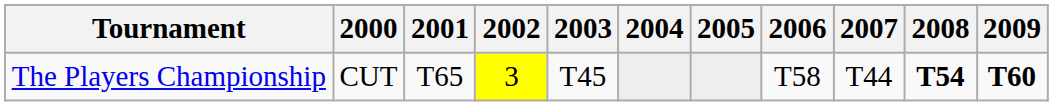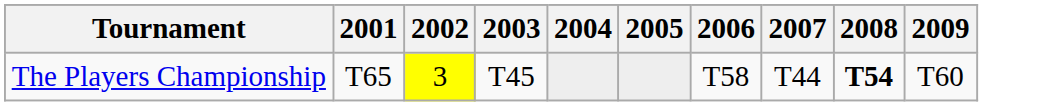- column: (368, 28)
(1012, 76) bold -> (940, 76) normal
